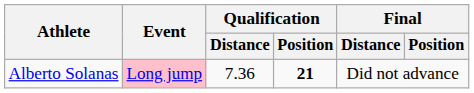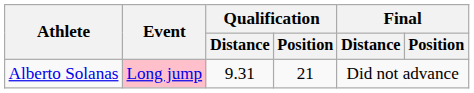(240, 74) 7.36 -> (240, 74) 9.31
(305, 74) bold -> (305, 74) normal
